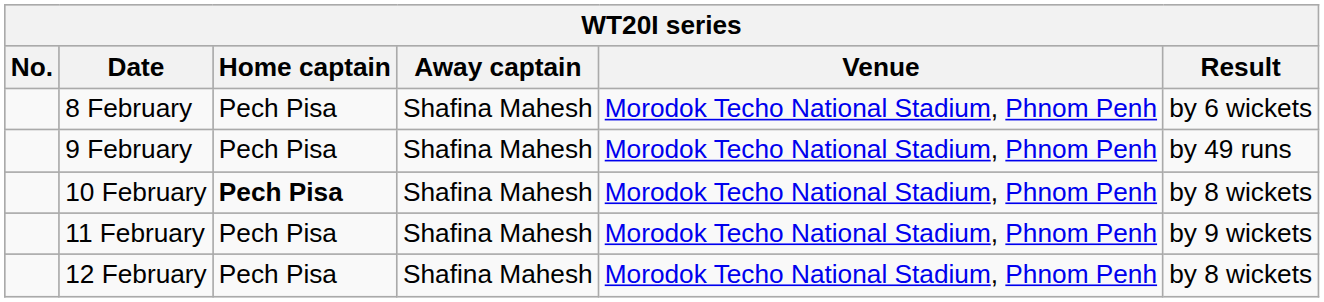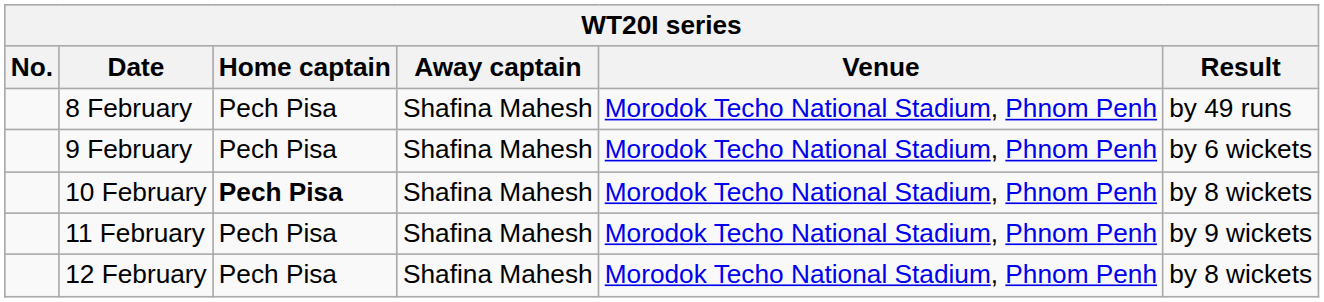(1241, 108) by 6 wickets -> (1230, 108) by 49 runs
(1230, 150) by 49 runs -> (1241, 150) by 6 wickets
